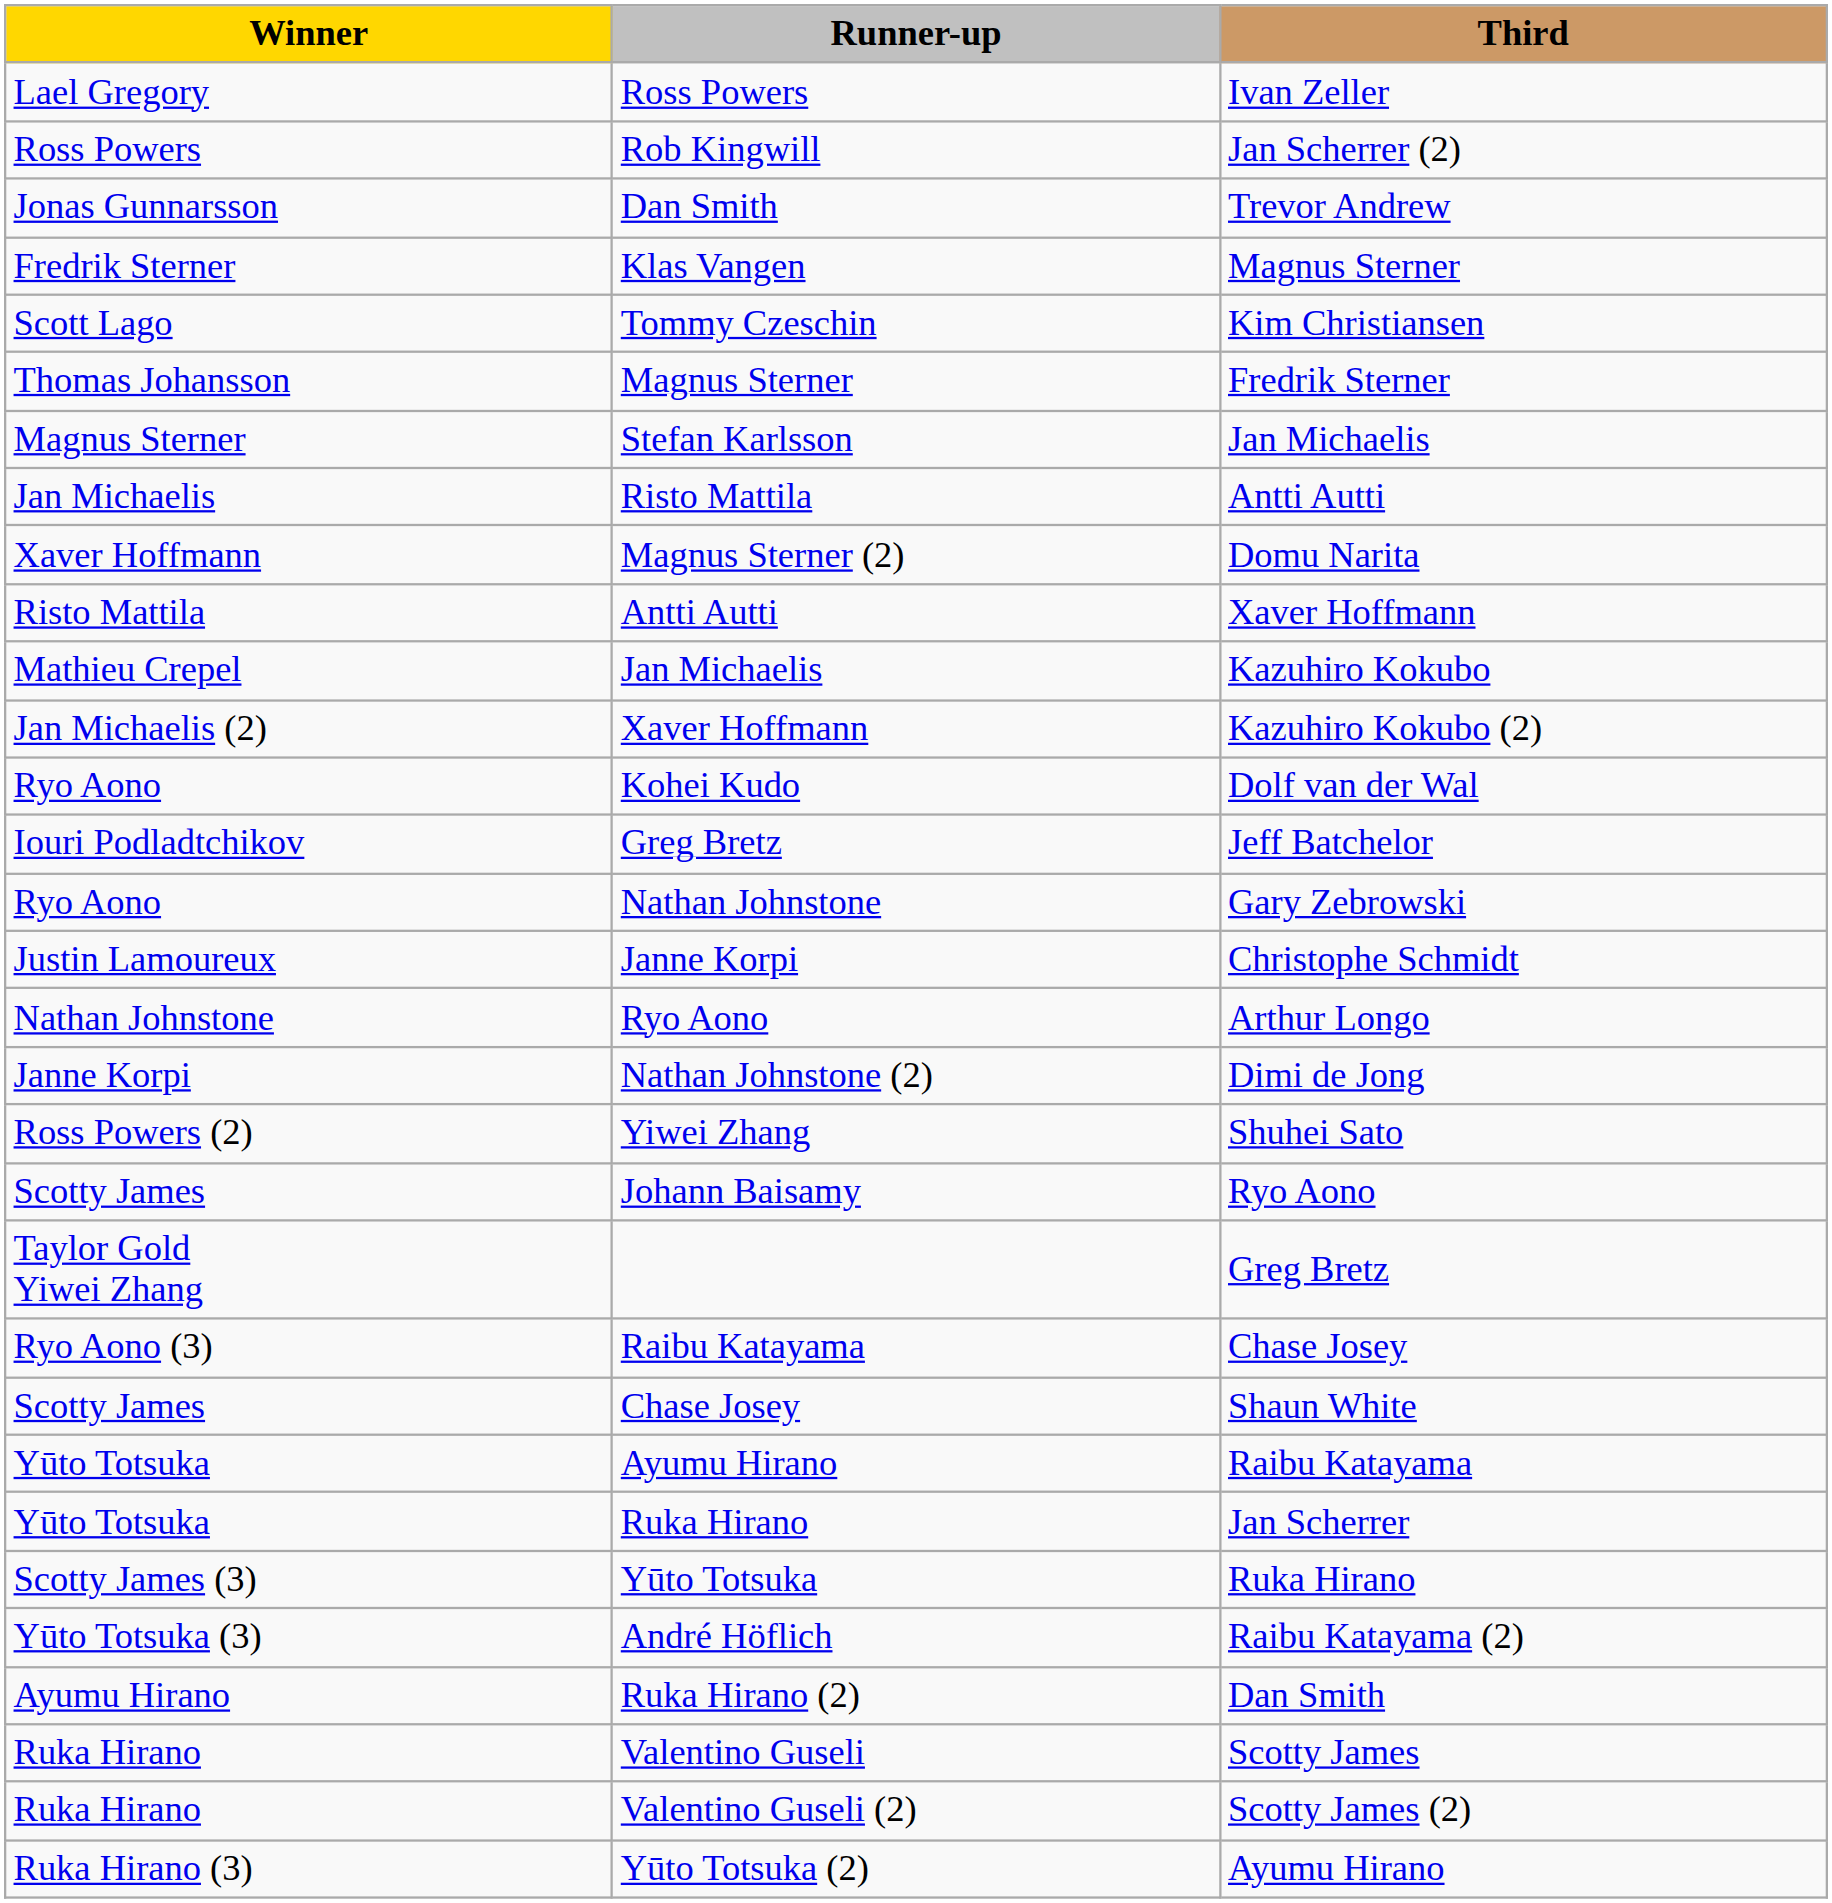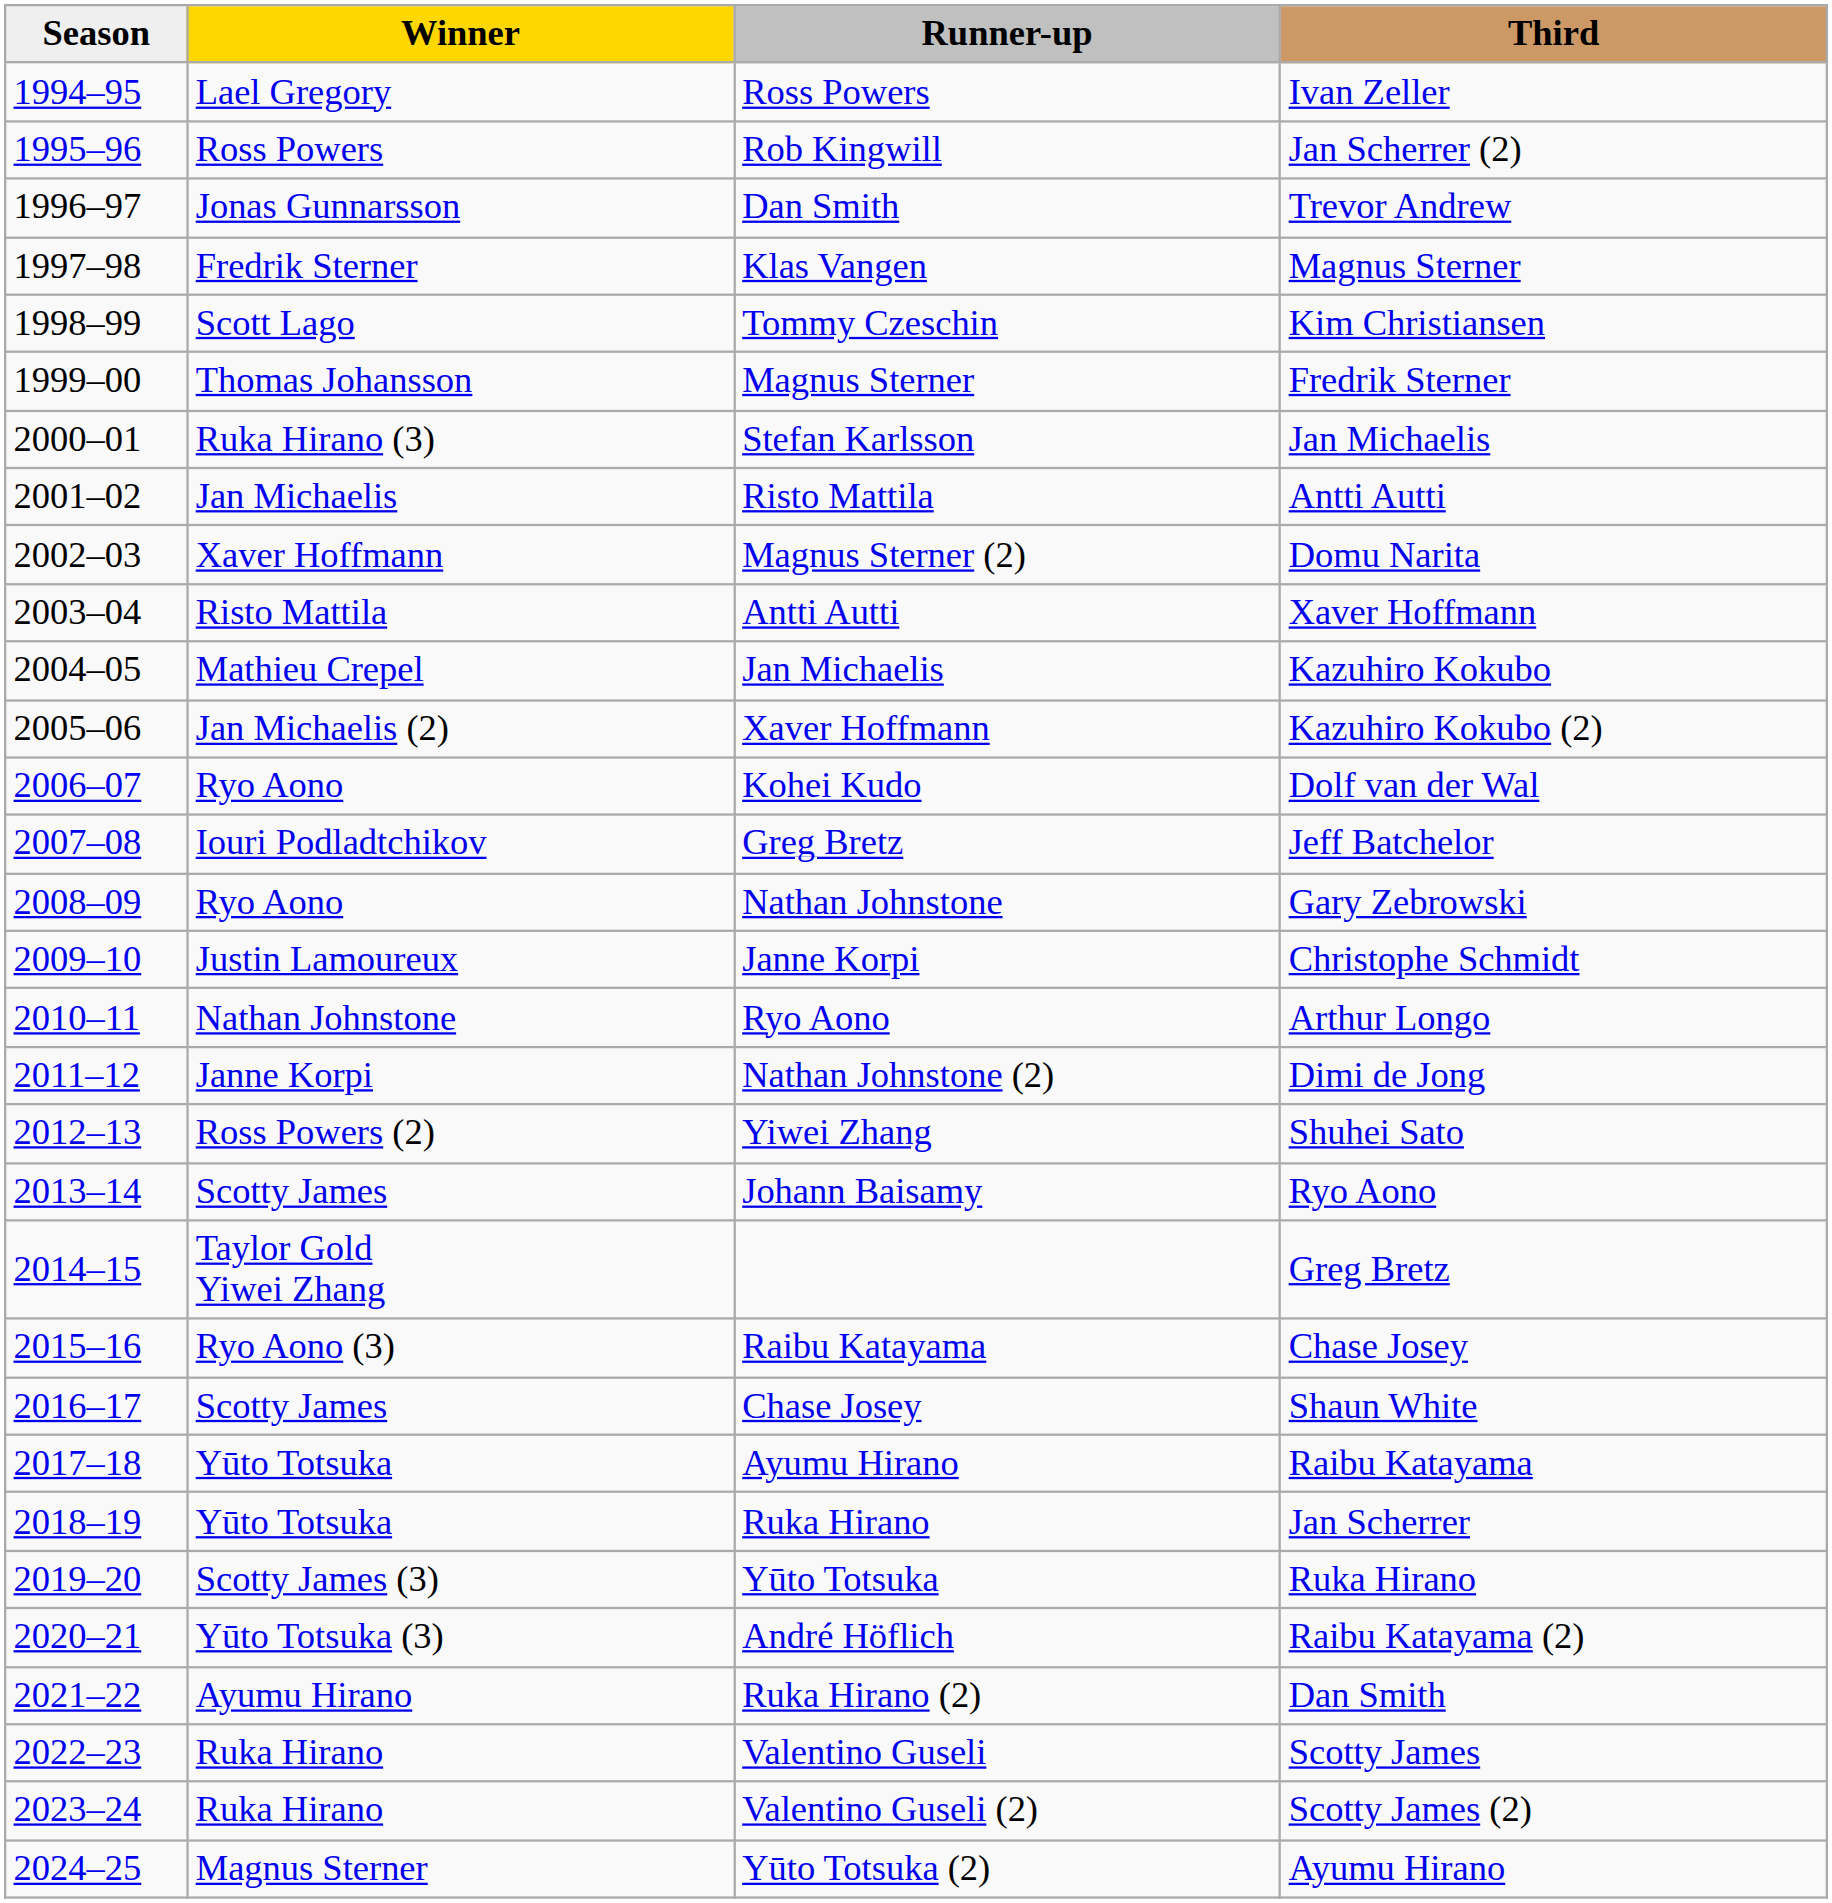+ column: (96, 33)
(130, 438) Magnus Sterner -> (315, 438) Ruka Hirano (3)
(133, 1867) Ruka Hirano (3) -> (312, 1867) Magnus Sterner
